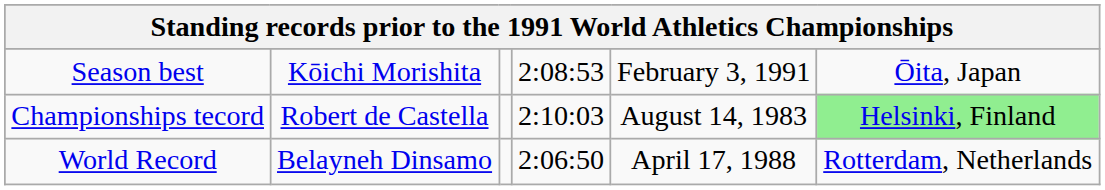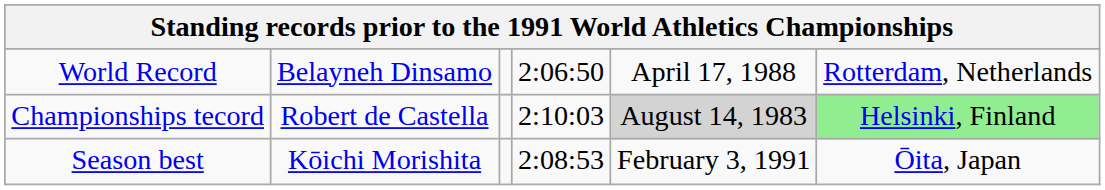rows swapped: (138, 160) <-> (138, 71)
(714, 116) no background -> (714, 116) lightgrey background
